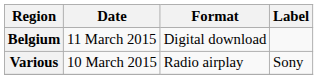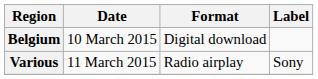(112, 39) 11 March 2015 -> (112, 39) 10 March 2015
(112, 62) 10 March 2015 -> (112, 62) 11 March 2015
